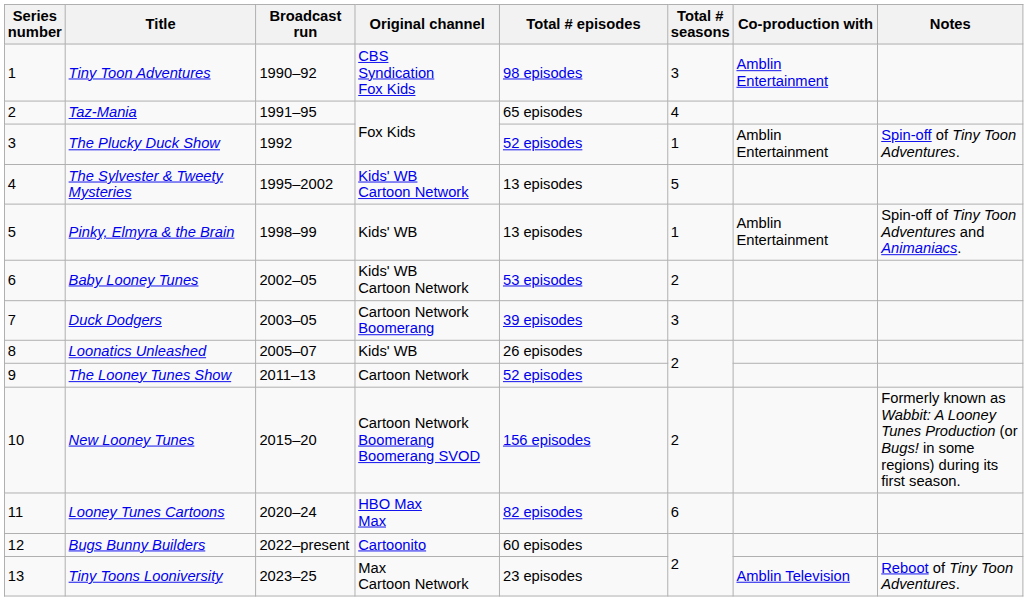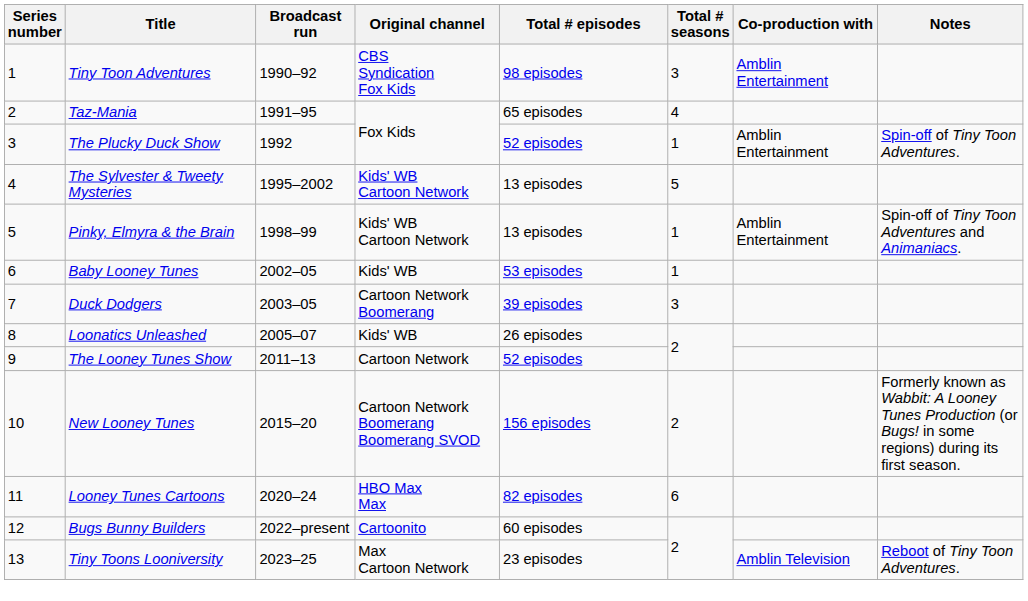(388, 232) Kids' WB -> (413, 232) Kids' WB Cartoon Network
(413, 280) Kids' WB Cartoon Network -> (388, 272) Kids' WB
(675, 280) 2 -> (675, 272) 1
